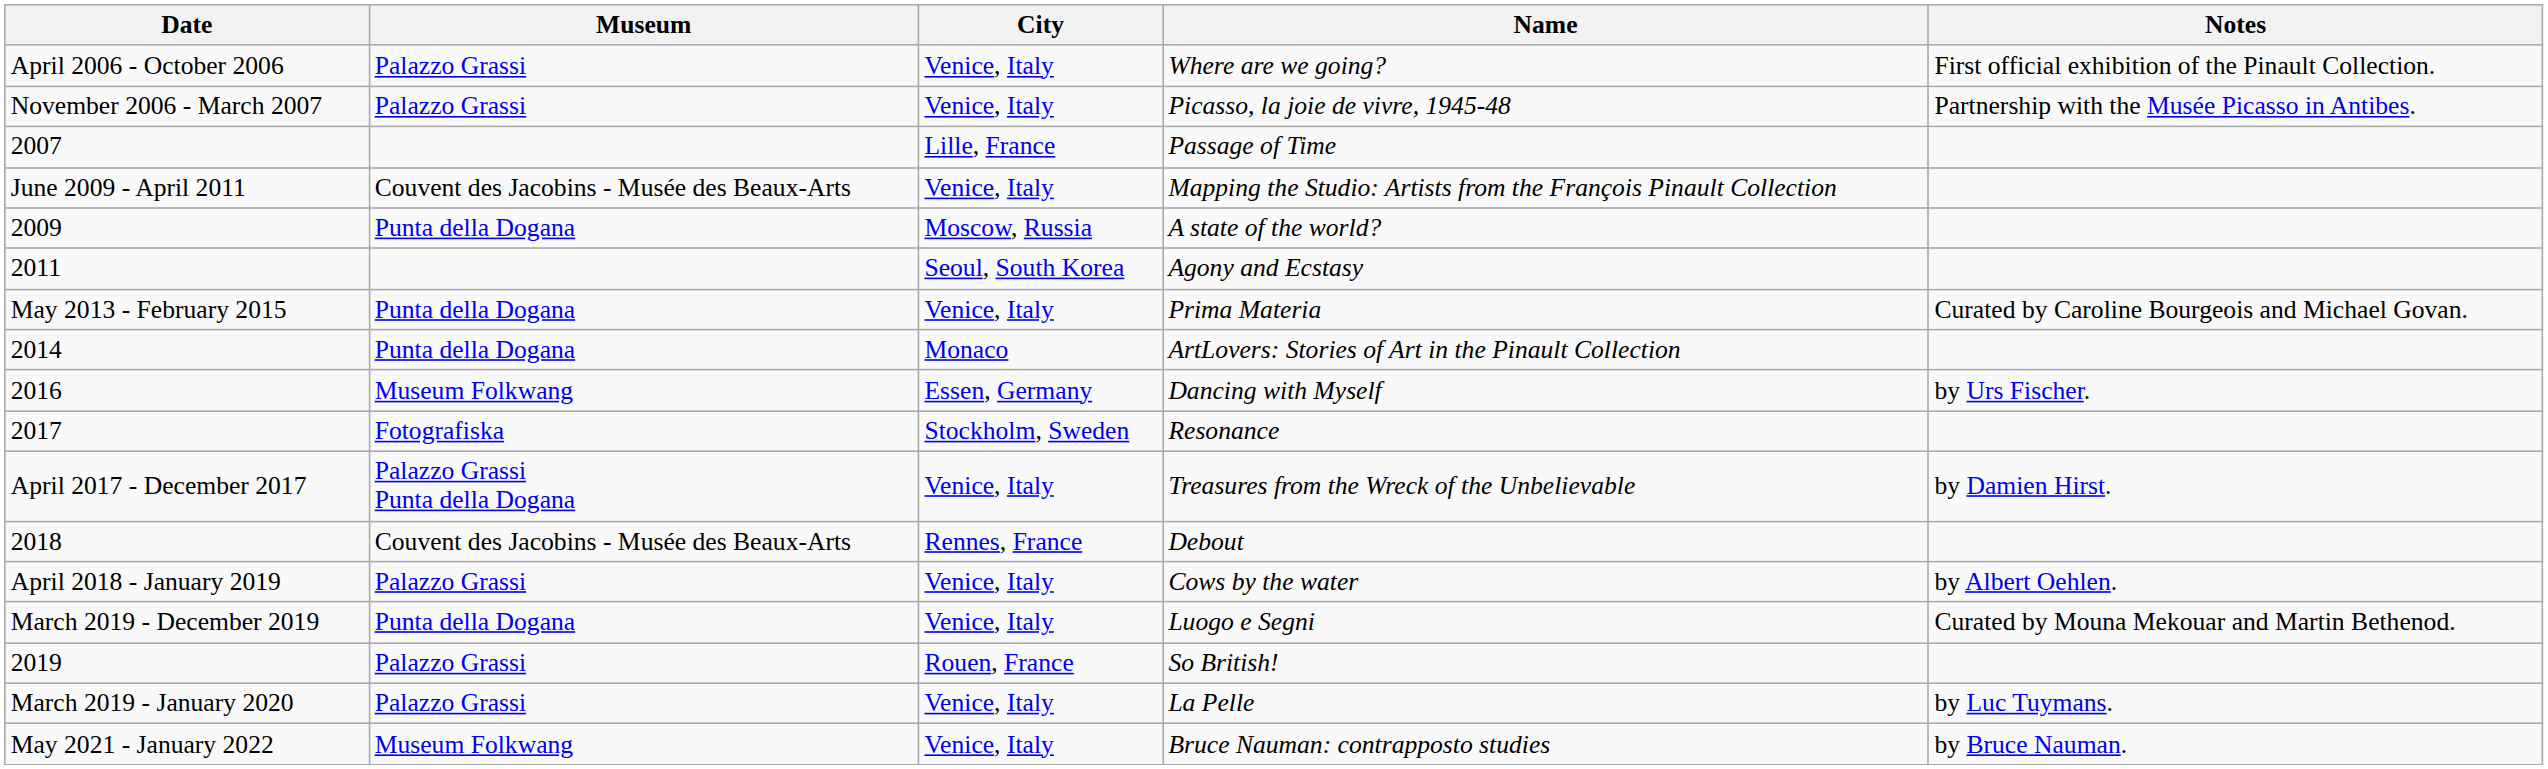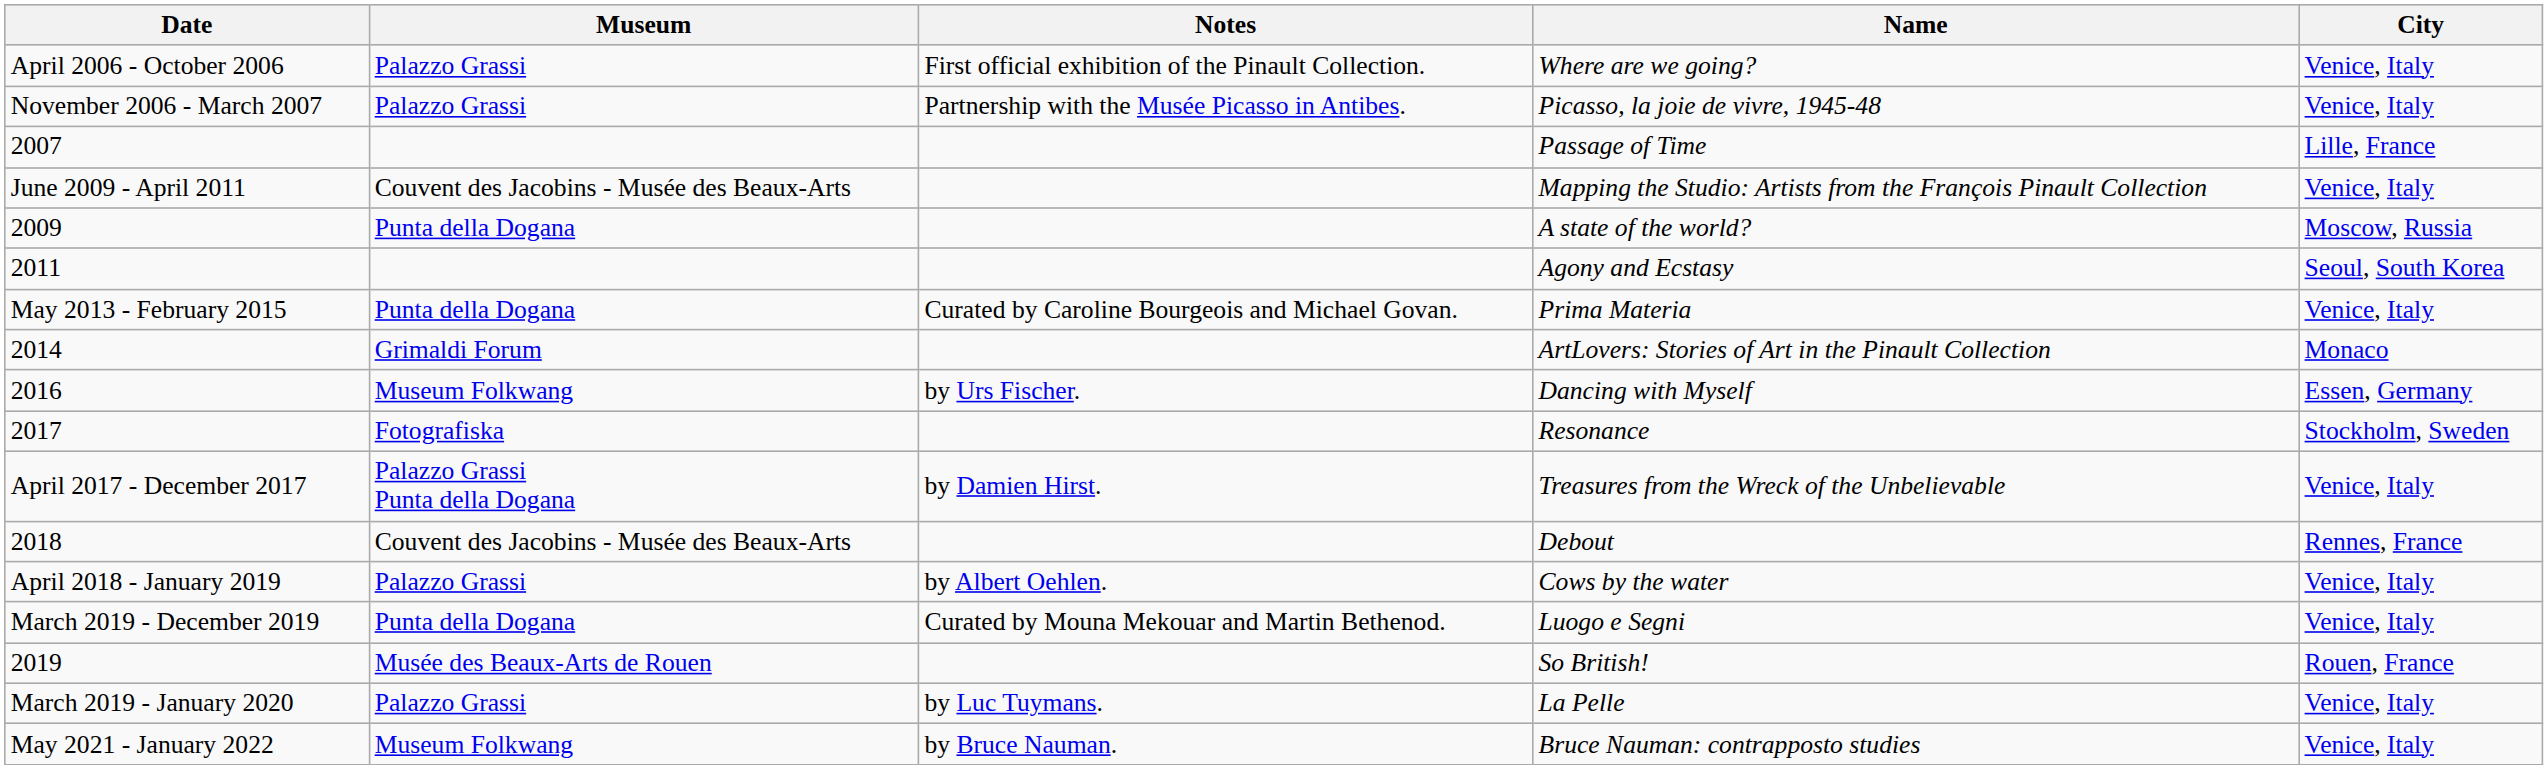columns swapped: (1041, 24) <-> (2236, 24)
(475, 349) Punta della Dogana -> (458, 349) Grimaldi Forum
(450, 662) Palazzo Grassi -> (543, 662) Musée des Beaux-Arts de Rouen
